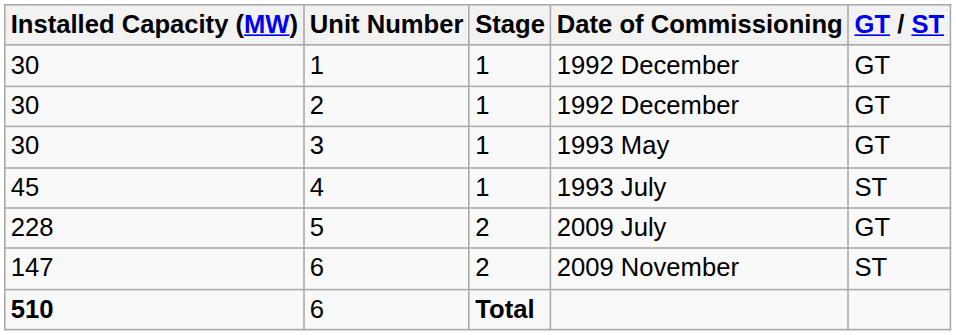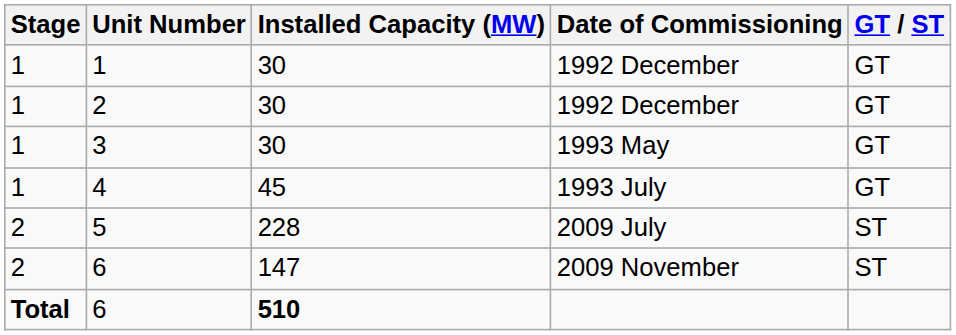columns swapped: (510, 24) <-> (154, 24)
(871, 187) ST -> (872, 187) GT
(872, 227) GT -> (871, 227) ST
